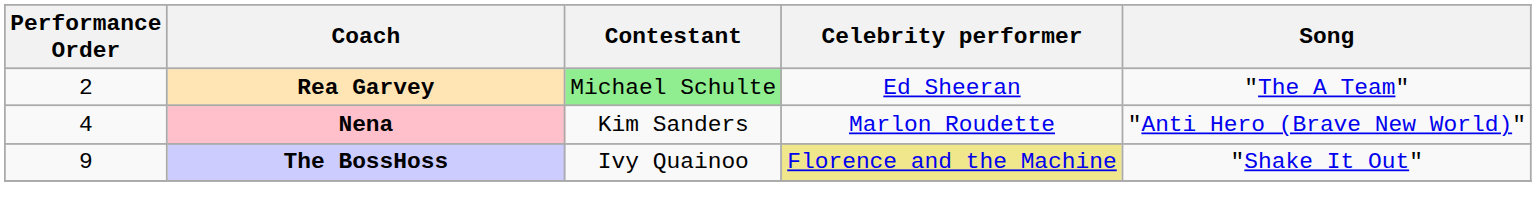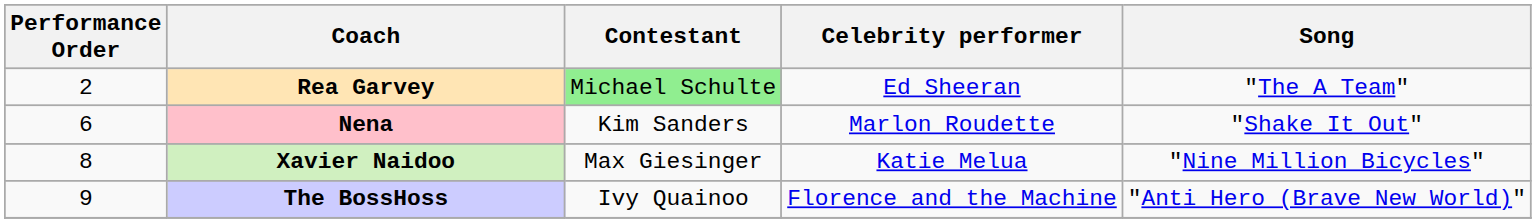(86, 125) 4 -> (86, 125) 6
(1327, 125) "Anti Hero (Brave New World)" -> (1327, 125) "Shake It Out"
+ row: (366, 162)
(952, 162) khaki background -> (952, 199) no background
(1327, 162) "Shake It Out" -> (1327, 199) "Anti Hero (Brave New World)"
